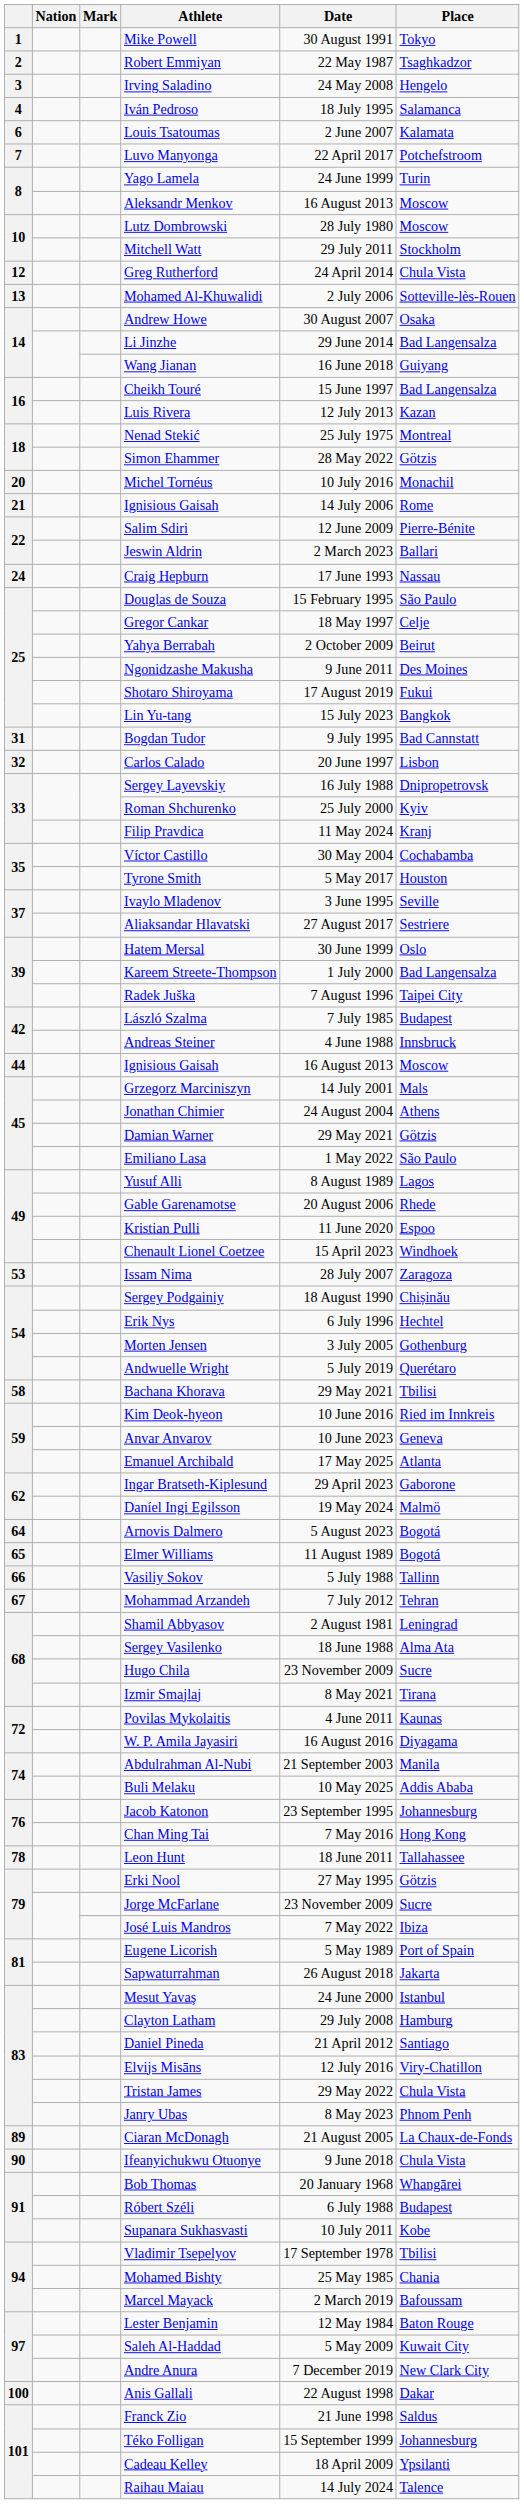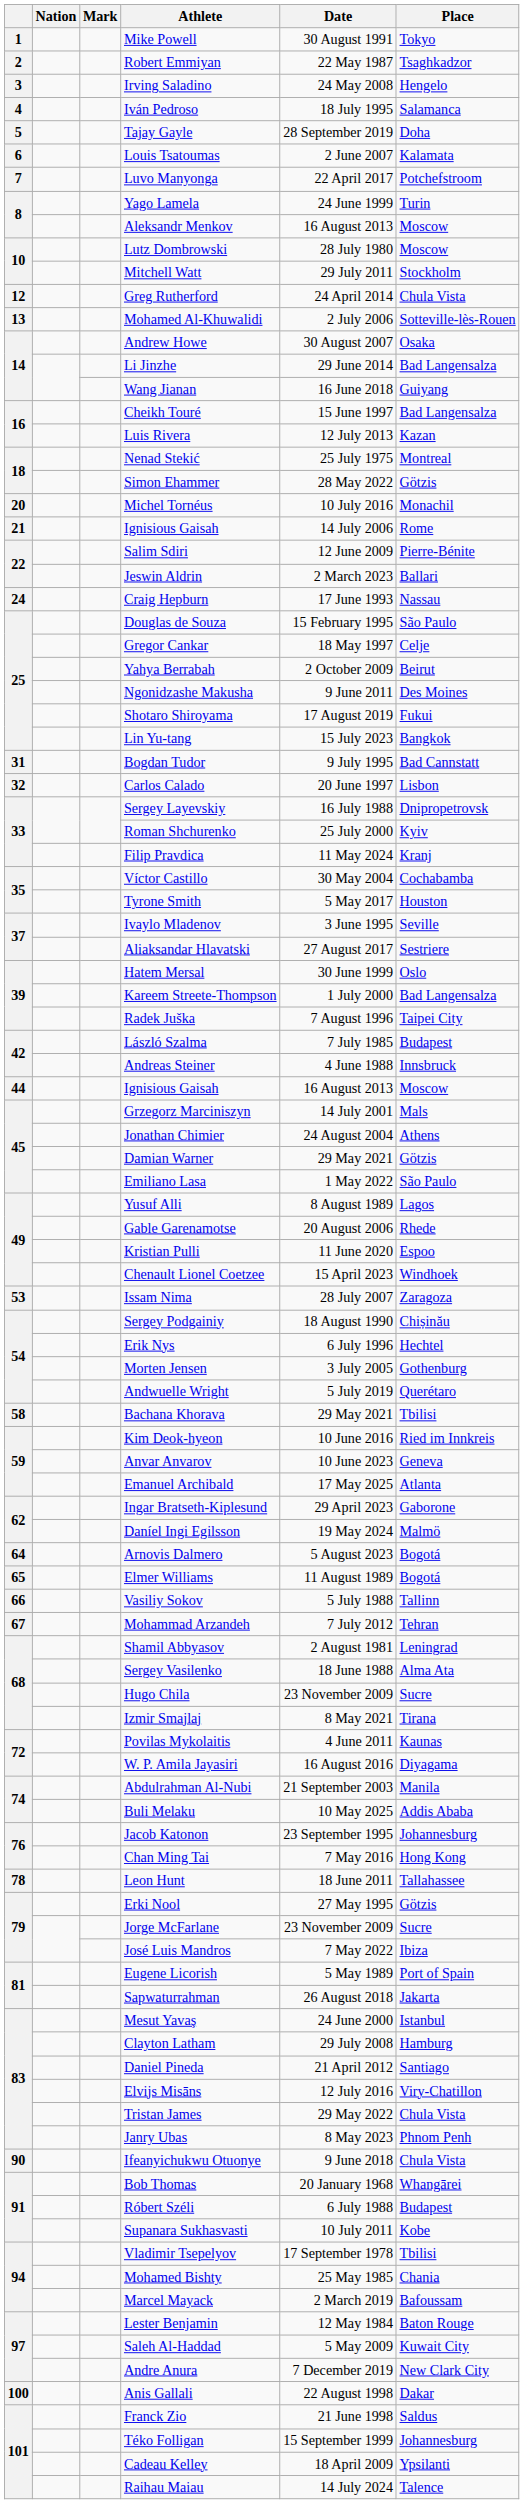+ row: (18, 132)
- row: (18, 2137)
